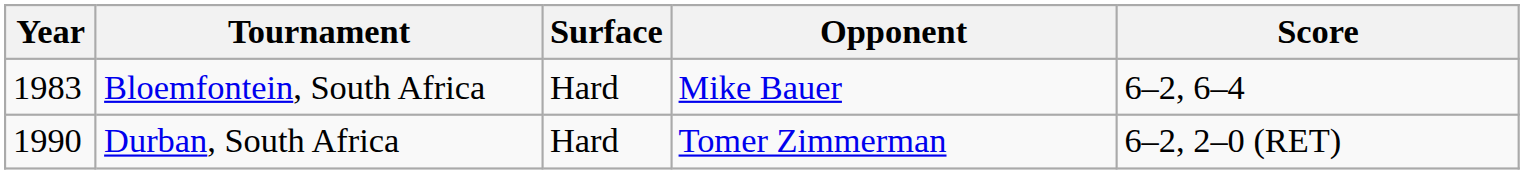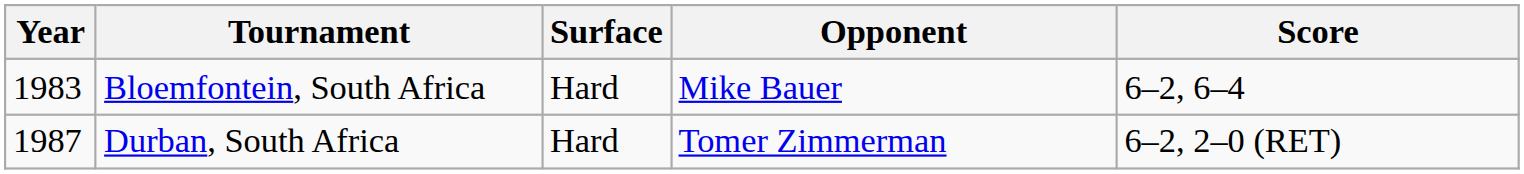(47, 140) 1990 -> (47, 140) 1987
